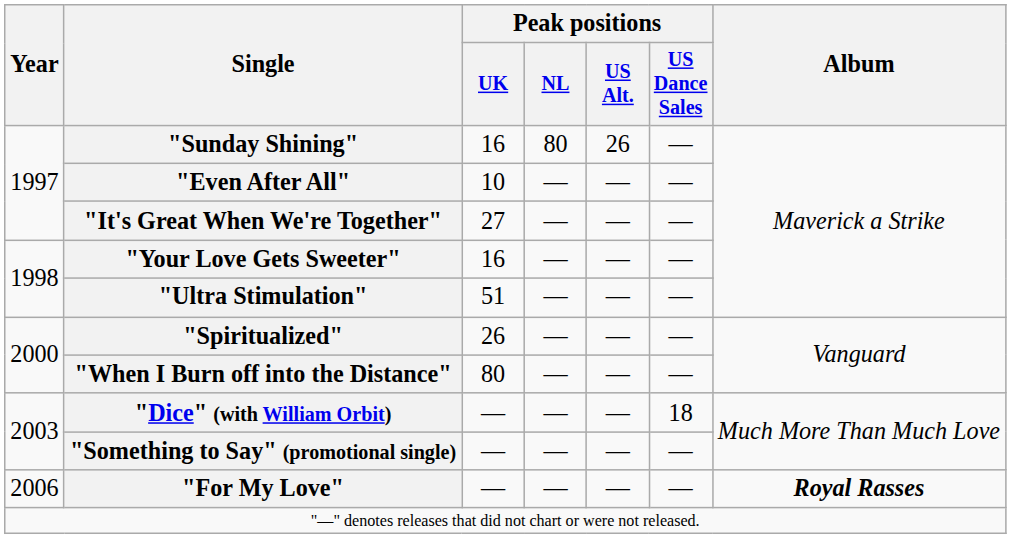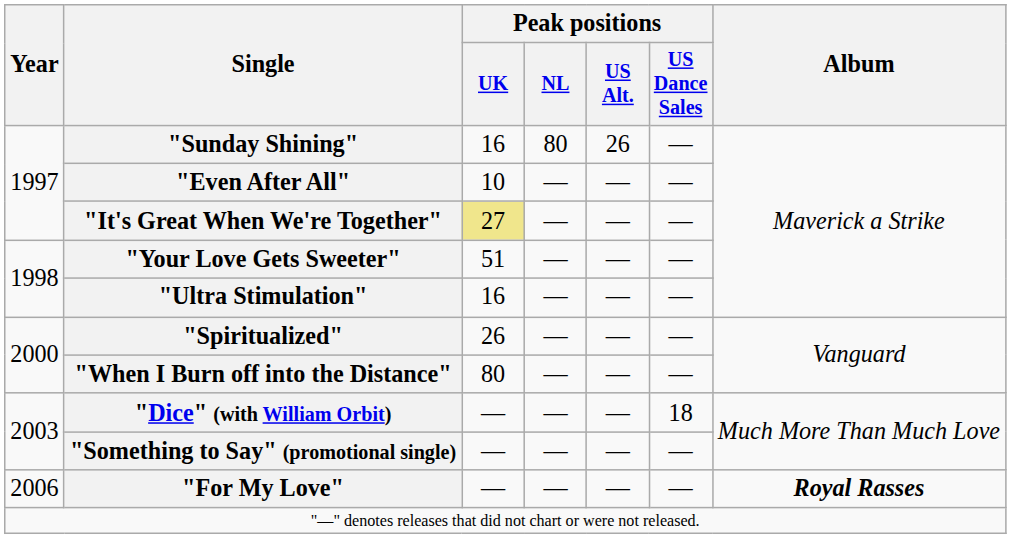(493, 220) no background -> (493, 220) khaki background
(493, 258) 16 -> (493, 258) 51
(493, 297) 51 -> (493, 297) 16
